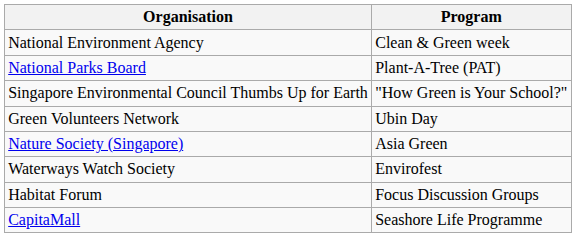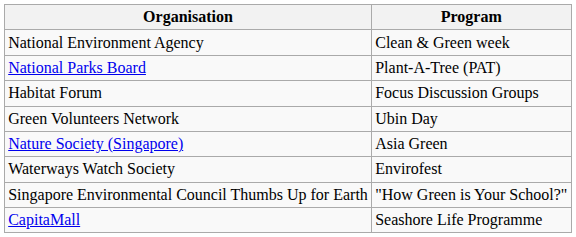rows swapped: (188, 93) <-> (55, 194)
